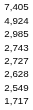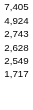- row: (16, 34)
- row: (16, 61)
